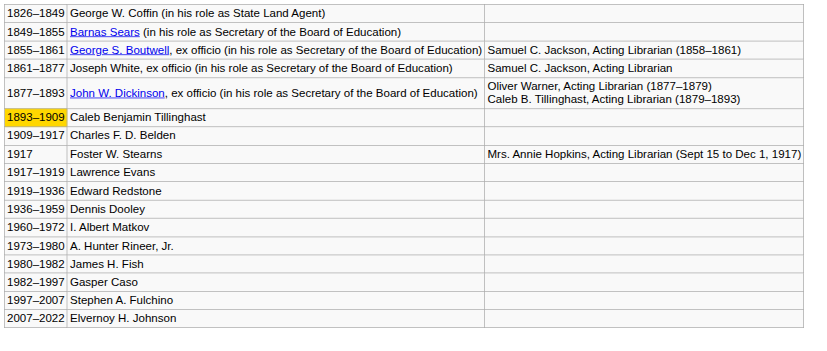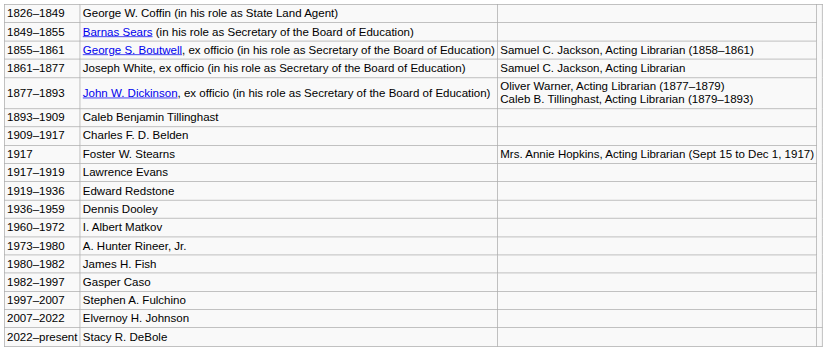(36, 117) gold background -> (36, 117) no background
+ row: (125, 337)
